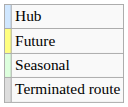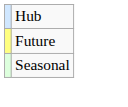- row: (68, 89)
